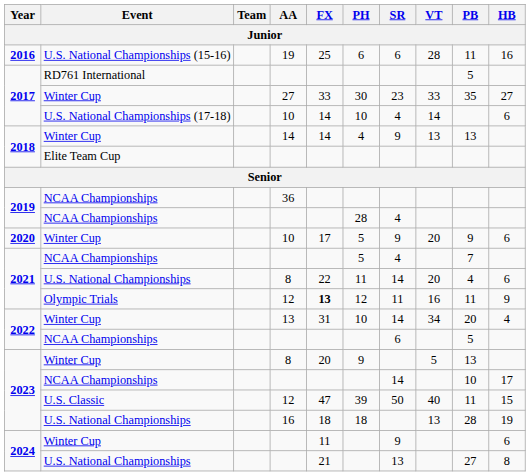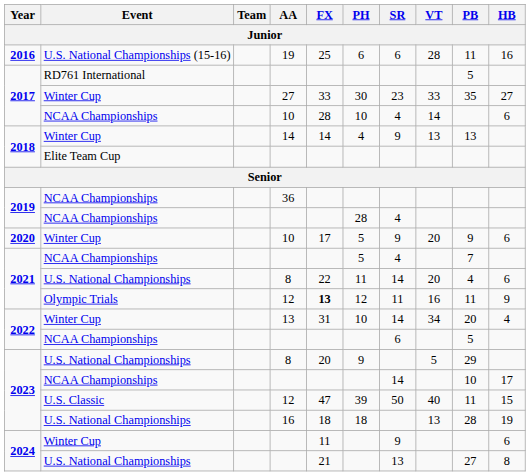(137, 116) U.S. National Championships (17-18) -> (101, 116) NCAA Championships
(325, 116) 14 -> (325, 116) 28
(72, 359) Winter Cup -> (117, 359) U.S. National Championships
(470, 359) 13 -> (470, 359) 29
